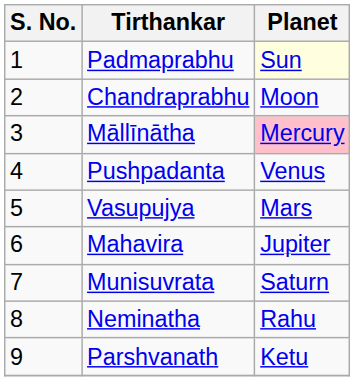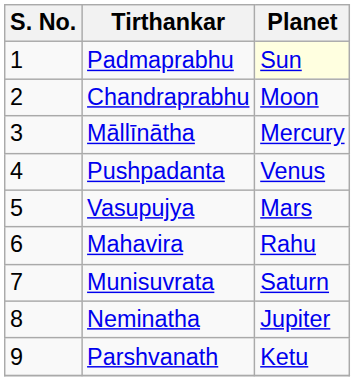(302, 134) pink background -> (302, 134) no background
(295, 245) Jupiter -> (288, 245) Rahu
(288, 319) Rahu -> (295, 319) Jupiter
